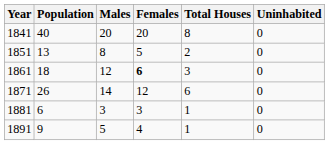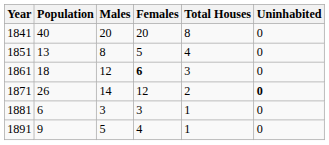(187, 52) 2 -> (187, 52) 4
(187, 91) 6 -> (187, 91) 2
(260, 91) normal -> (260, 91) bold
